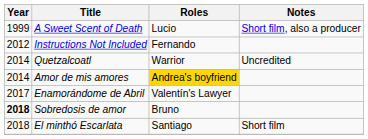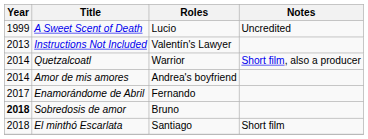(301, 28) Short film, also a producer -> (266, 28) Uncredited
(18, 45) 2012 -> (18, 45) 2013
(174, 45) Fernando -> (191, 45) Valentín's Lawyer
(266, 61) Uncredited -> (301, 61) Short film, also a producer
(194, 77) gold background -> (194, 77) no background
(191, 93) Valentín's Lawyer -> (174, 93) Fernando
